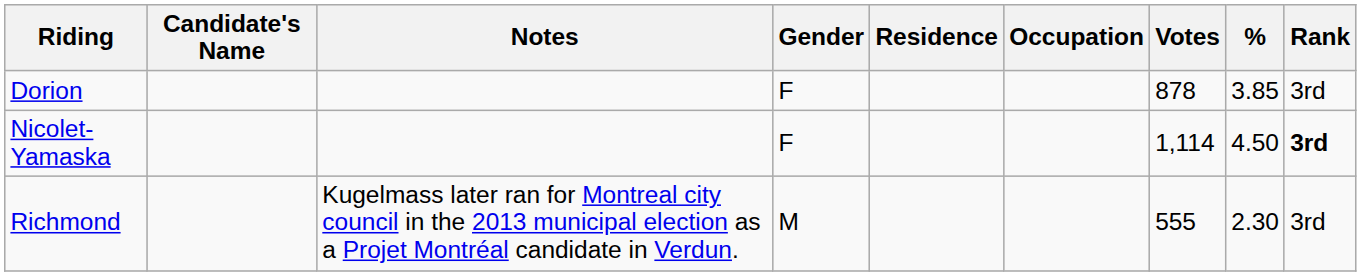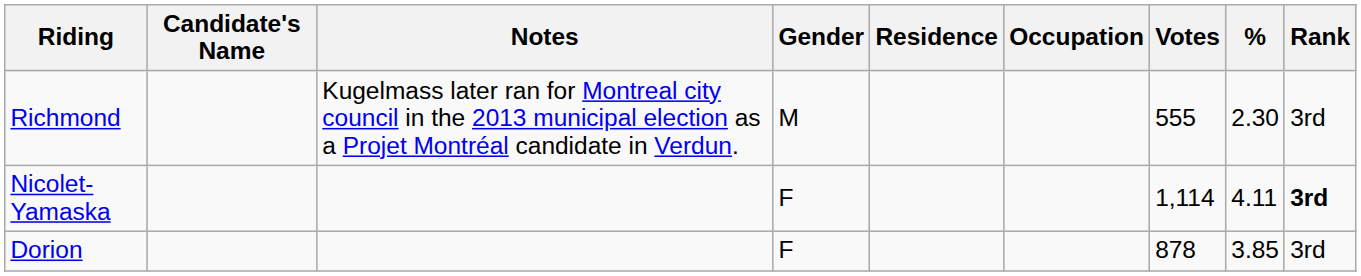rows swapped: (46, 90) <-> (66, 223)
(1255, 142) 4.50 -> (1254, 197) 4.11
